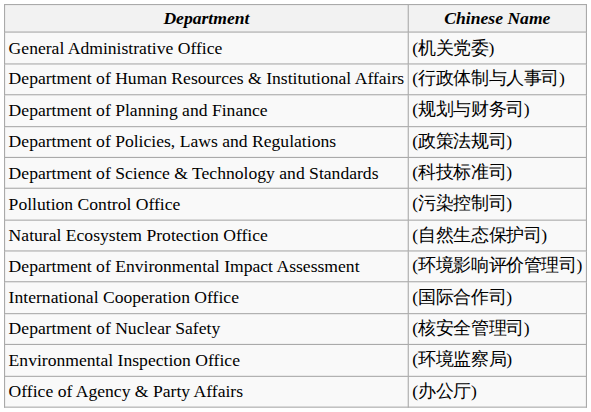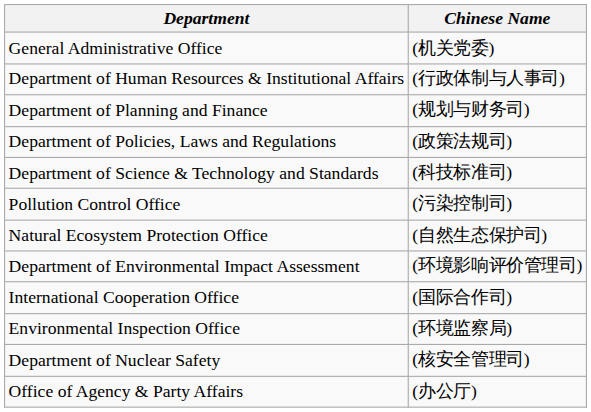rows swapped: (114, 328) <-> (124, 360)
